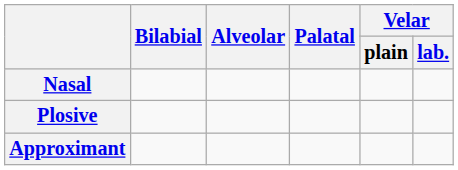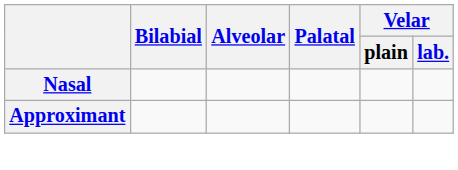- row: (67, 116)
